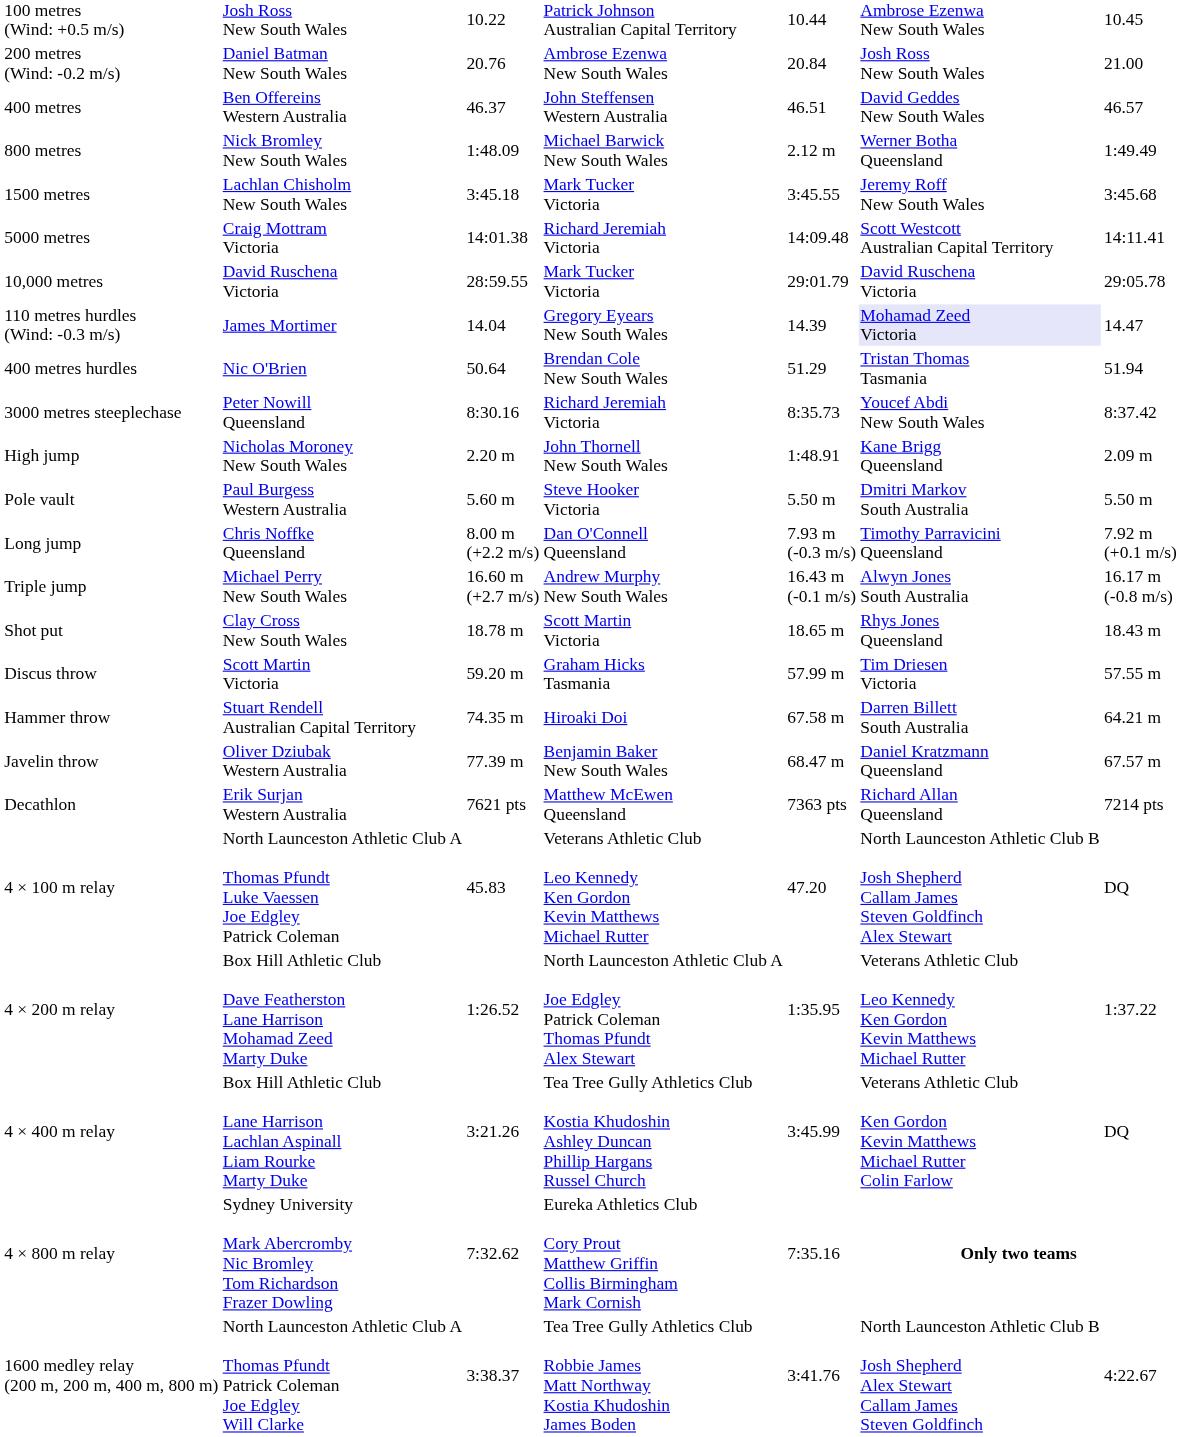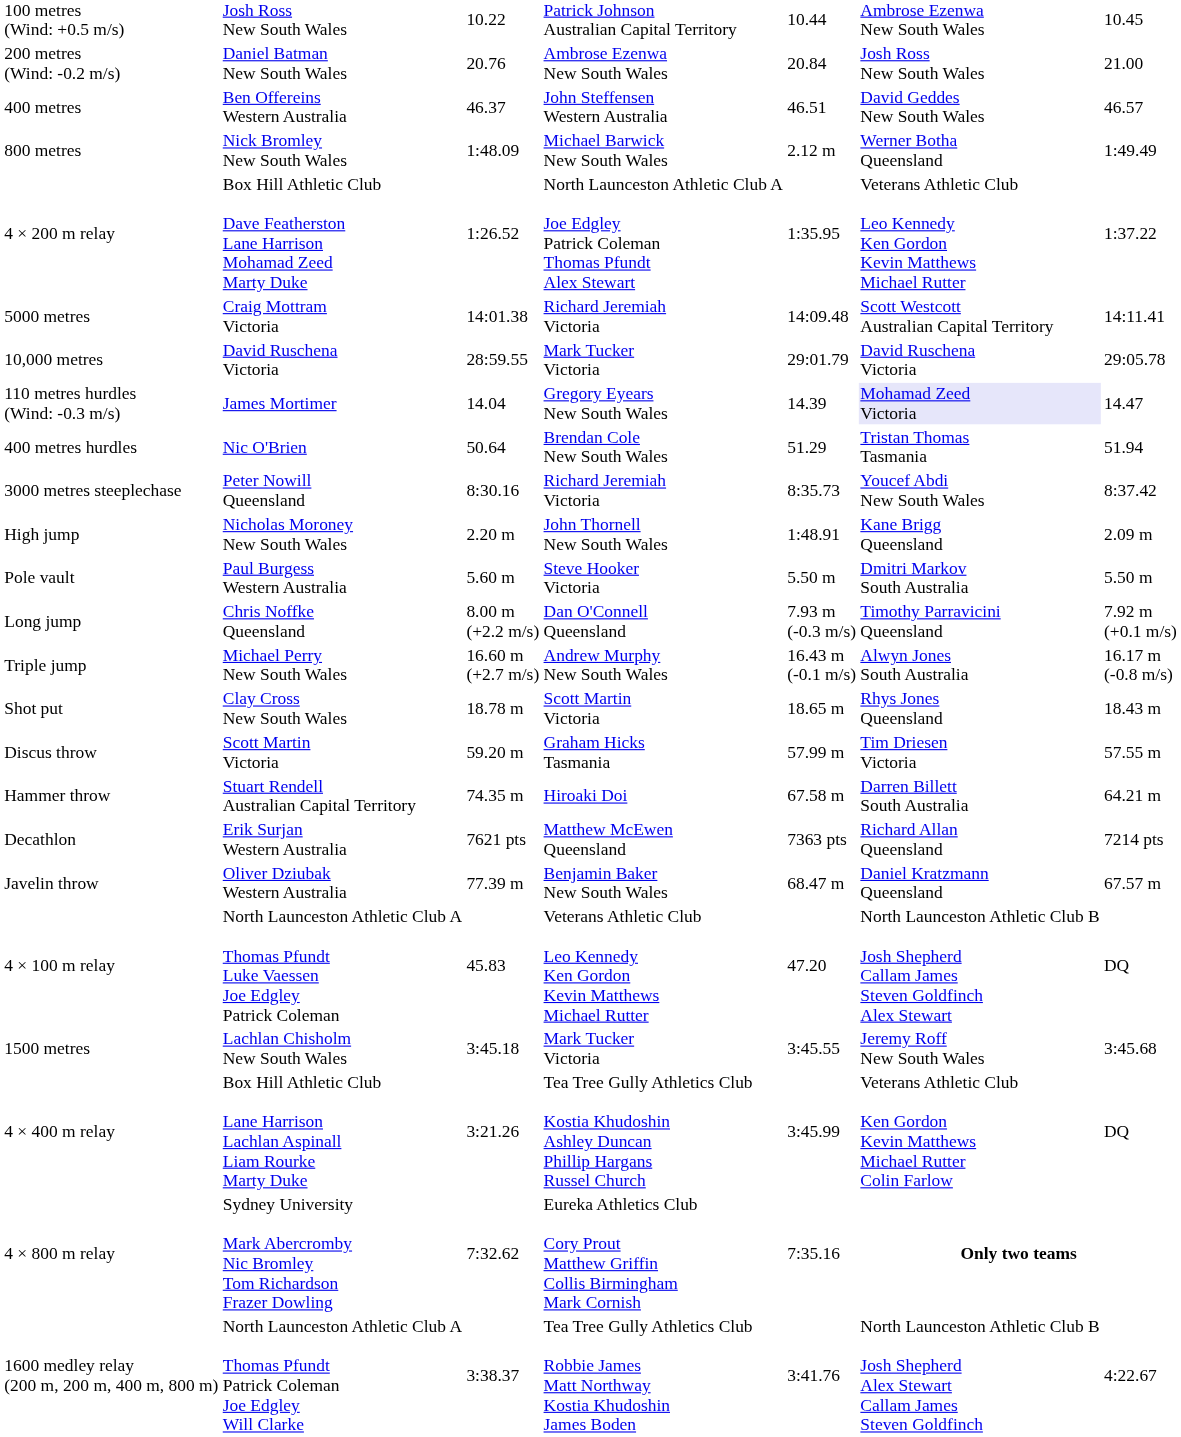rows swapped: (47, 194) <-> (60, 1009)
rows swapped: (51, 761) <-> (40, 804)
